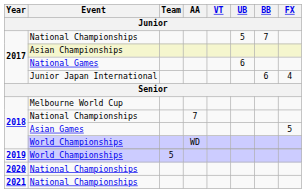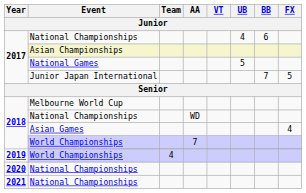(242, 38) 5 -> (242, 38) 4
(266, 38) 7 -> (266, 38) 6
(242, 64) 6 -> (242, 64) 5
(266, 77) 6 -> (266, 77) 7
(290, 77) 4 -> (290, 77) 5
(195, 117) 7 -> (195, 117) WD
(290, 130) 5 -> (290, 130) 4
(195, 143) WD -> (195, 143) 7
(171, 156) 5 -> (171, 156) 4
